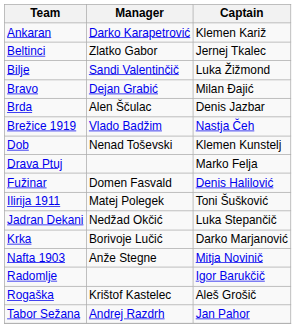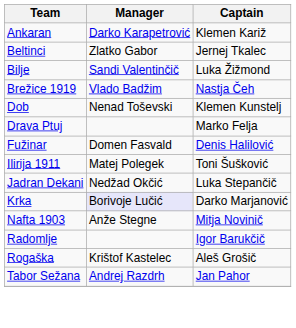- row: (23, 88)
- row: (20, 107)
(126, 239) no background -> (126, 201) lavender background
